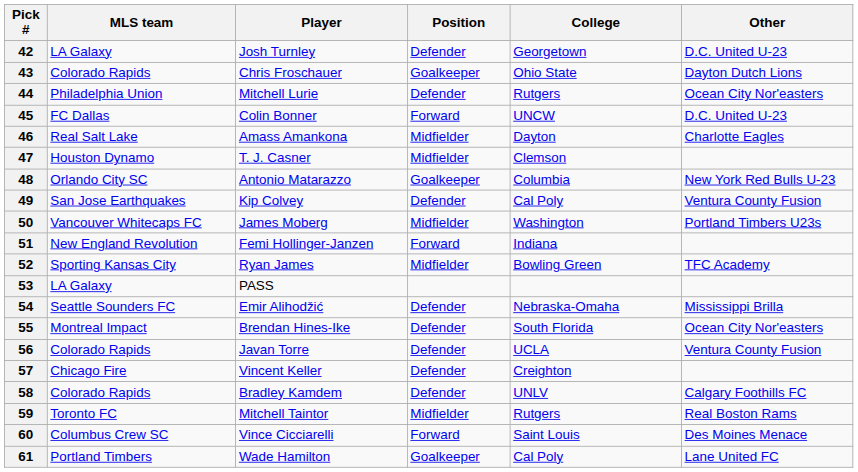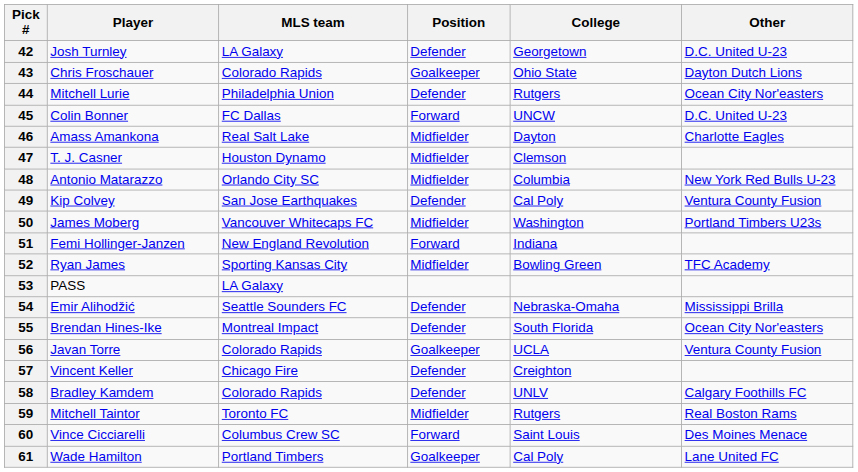columns swapped: (142, 22) <-> (322, 22)
(445, 179) Goalkeeper -> (439, 179) Midfielder
(438, 350) Defender -> (445, 350) Goalkeeper
